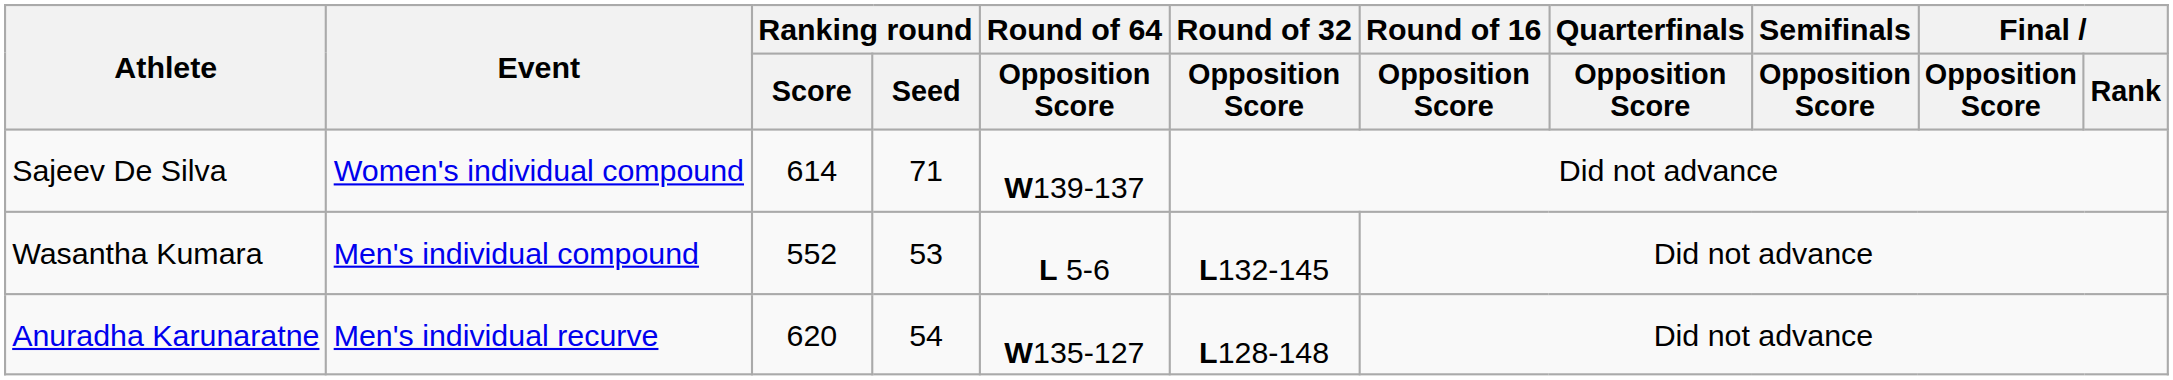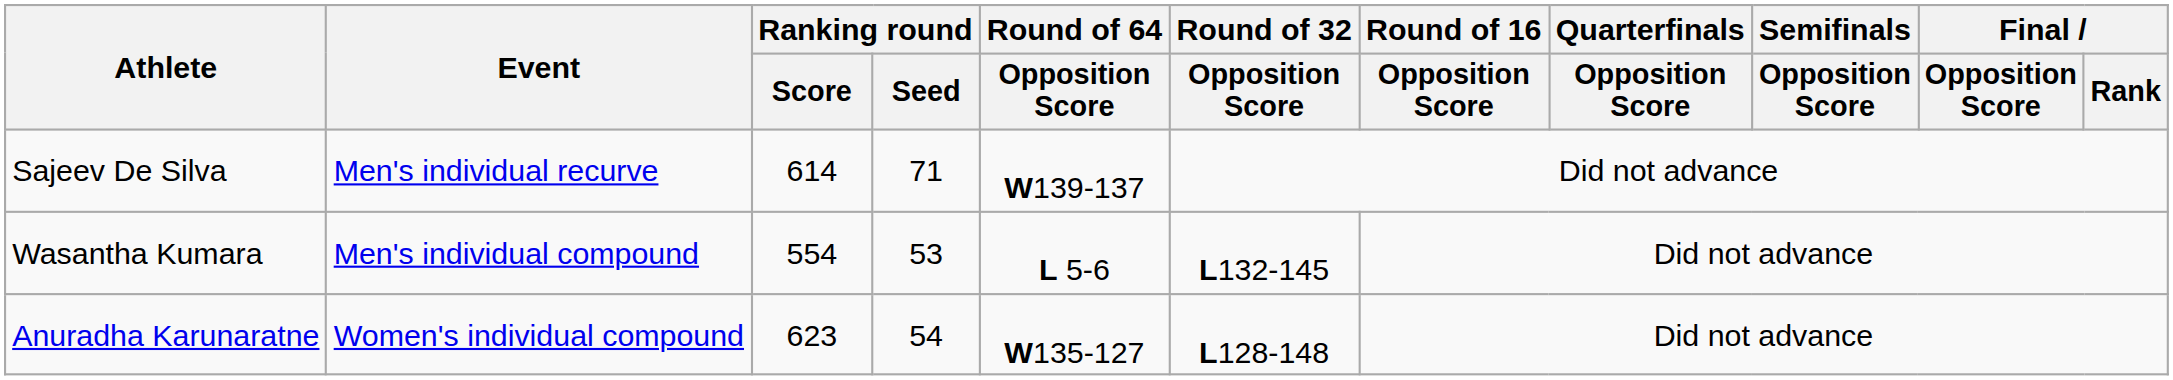(539, 171) Women's individual compound -> (496, 171) Men's individual recurve
(812, 253) 552 -> (812, 253) 554
(496, 335) Men's individual recurve -> (539, 335) Women's individual compound
(812, 335) 620 -> (812, 335) 623
